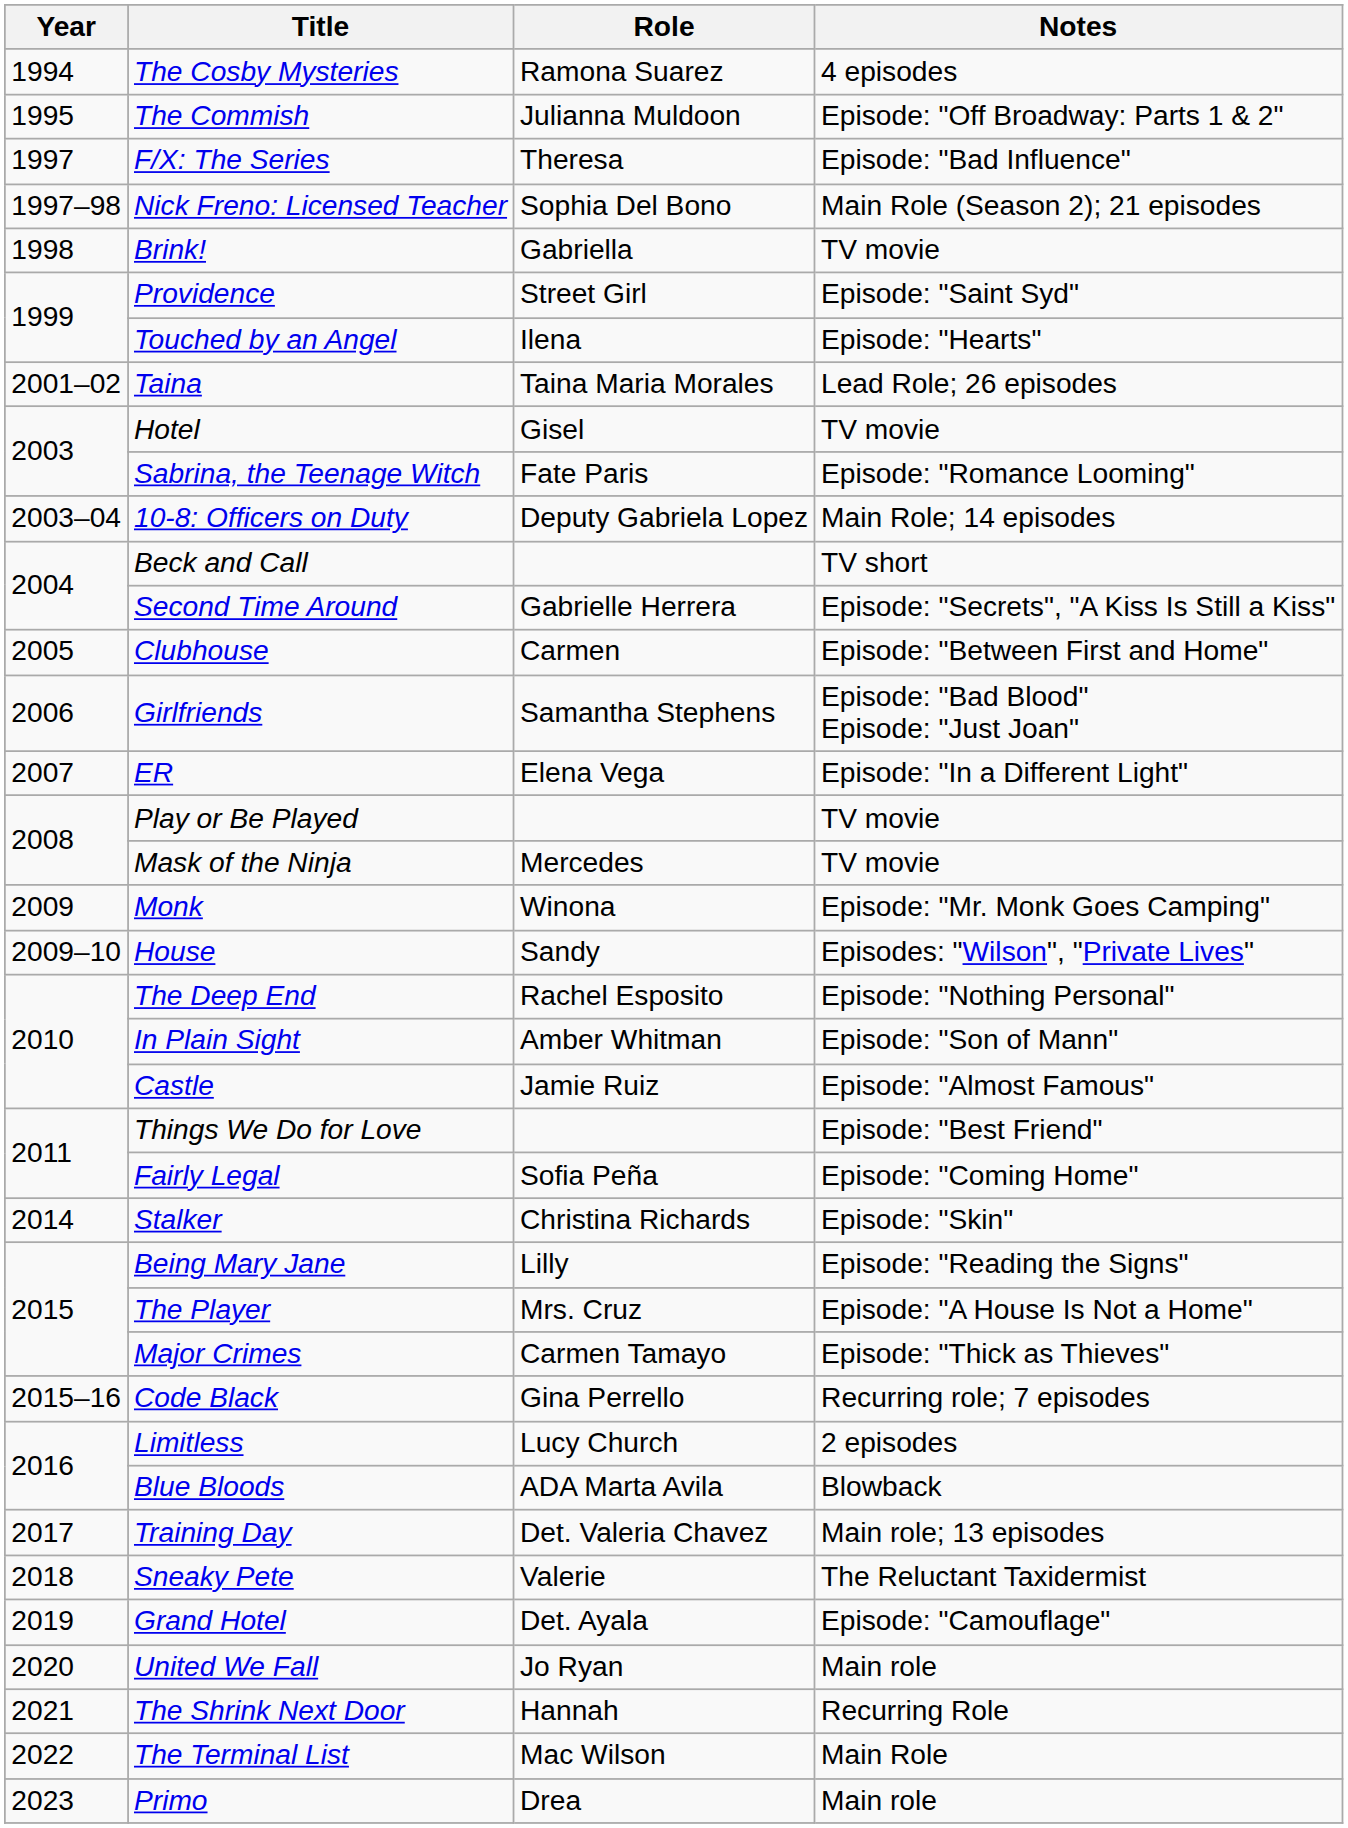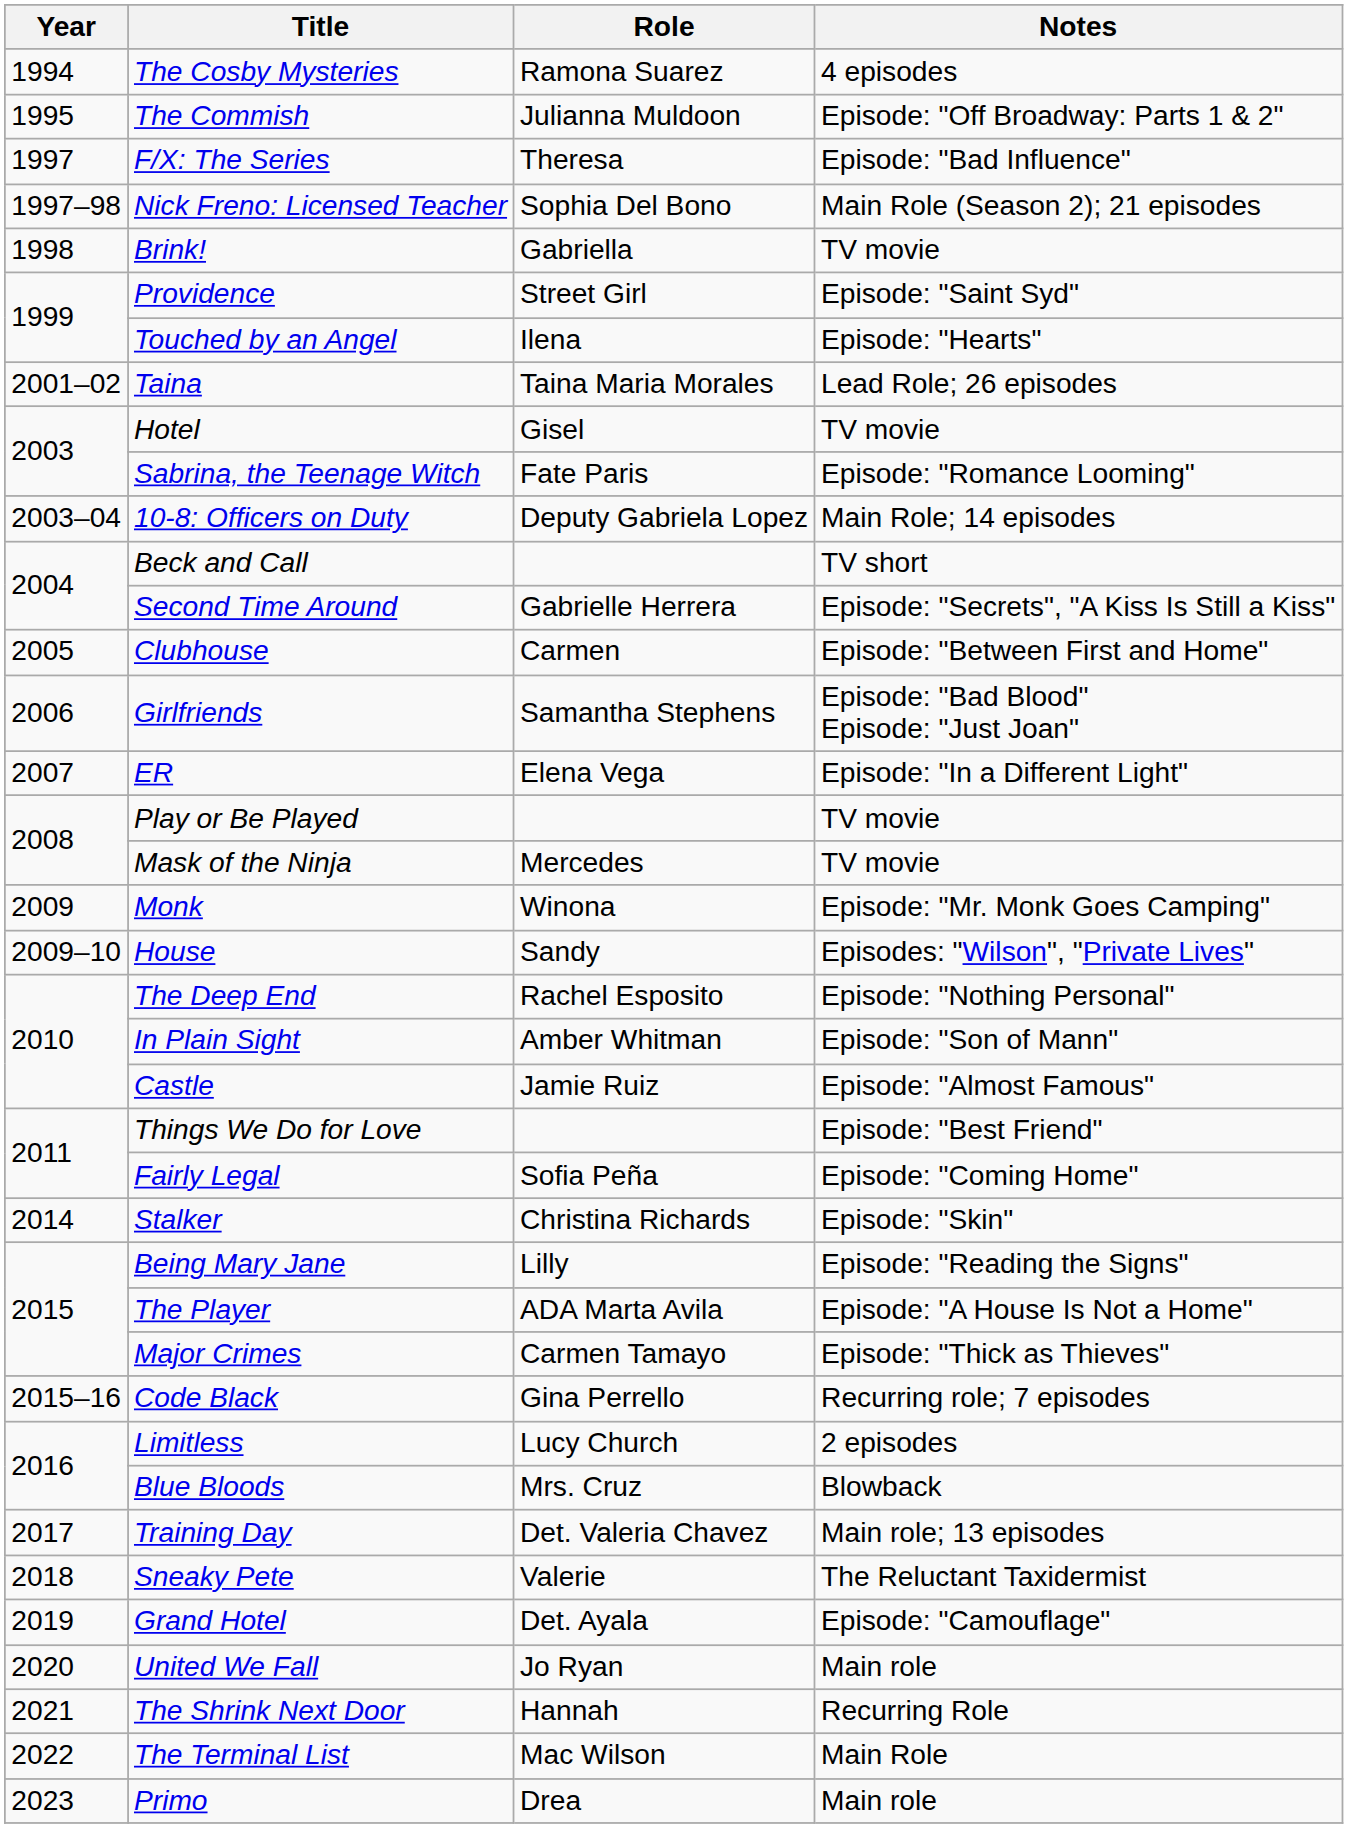(581, 1308) Mrs. Cruz -> (622, 1308) ADA Marta Avila
(622, 1487) ADA Marta Avila -> (581, 1487) Mrs. Cruz
